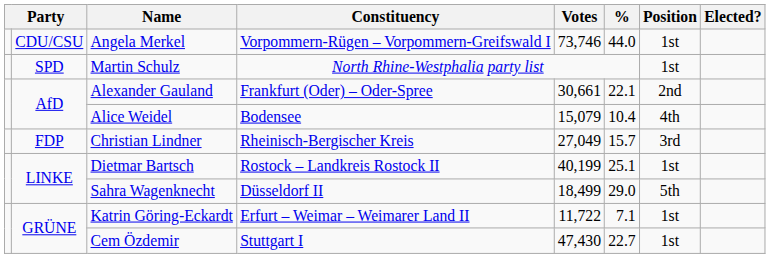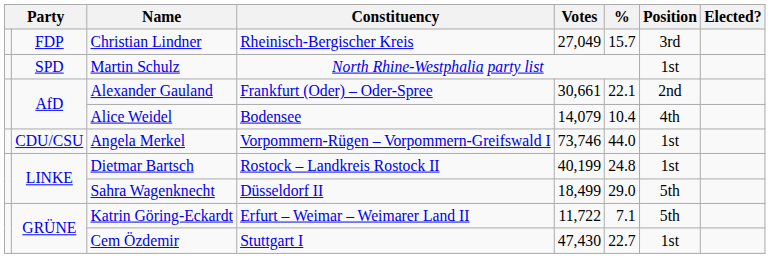rows swapped: (138, 41) <-> (146, 141)
(579, 116) 15,079 -> (579, 116) 14,079
(622, 166) 25.1 -> (622, 166) 24.8
(670, 215) 1st -> (670, 215) 5th
